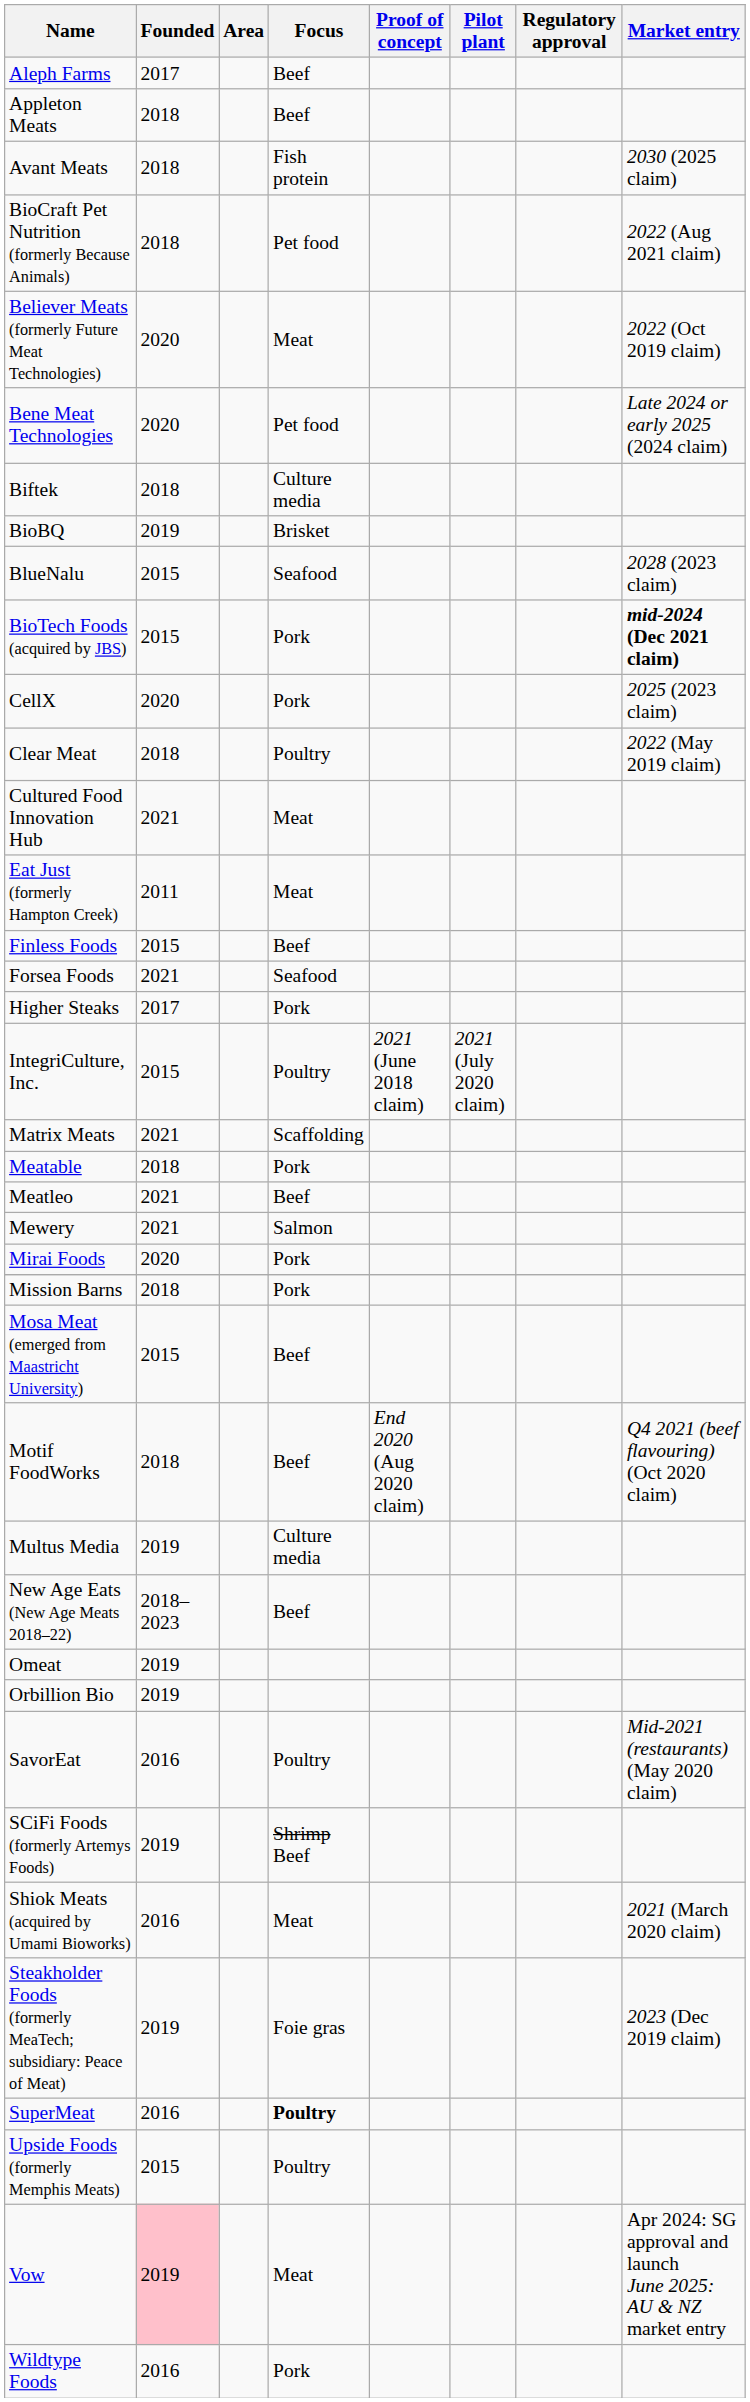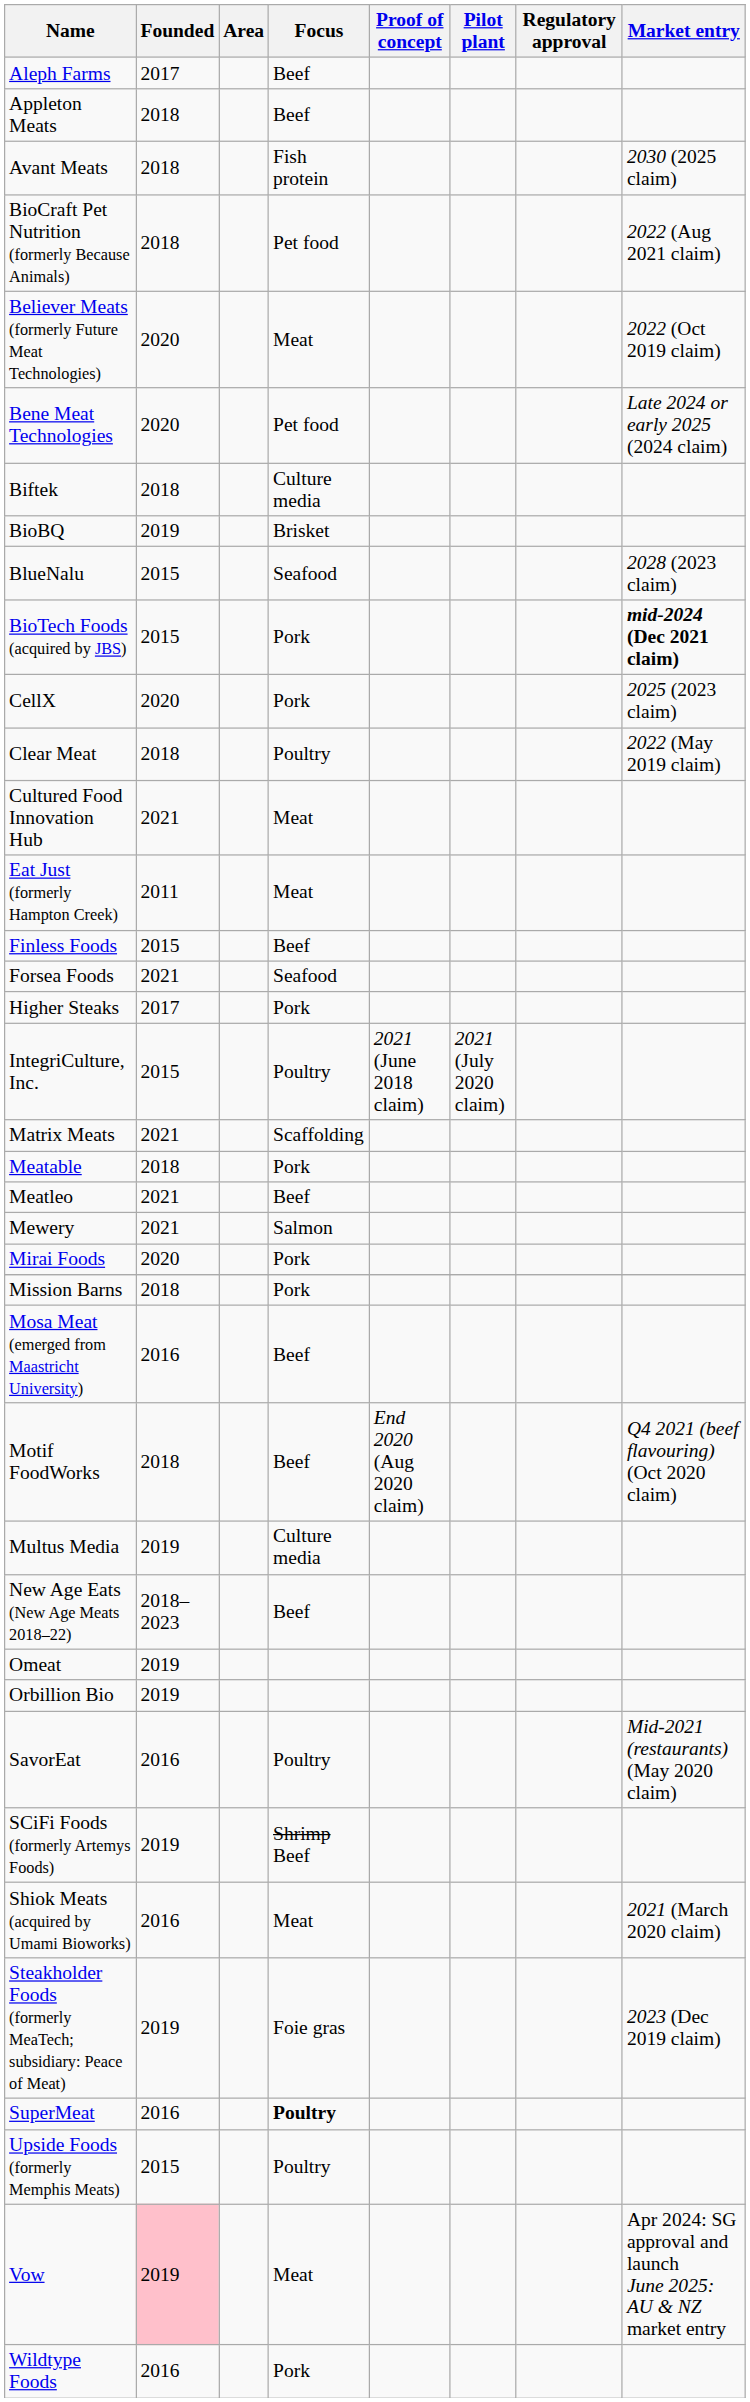(160, 1353) 2015 -> (160, 1353) 2016
